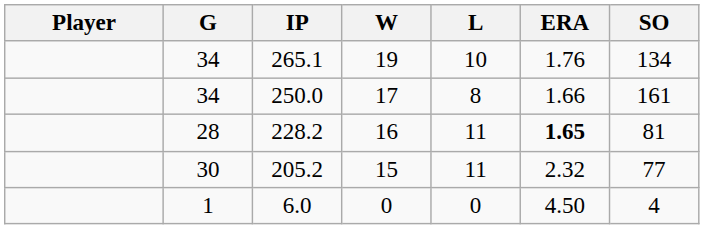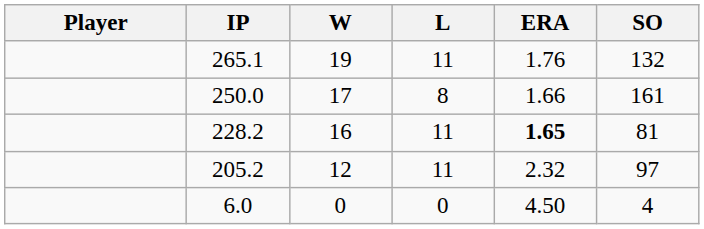- column: (208, 22)
(476, 59) 10 -> (443, 59) 11
(654, 59) 134 -> (648, 59) 132
(386, 168) 15 -> (340, 168) 12
(654, 168) 77 -> (648, 168) 97
